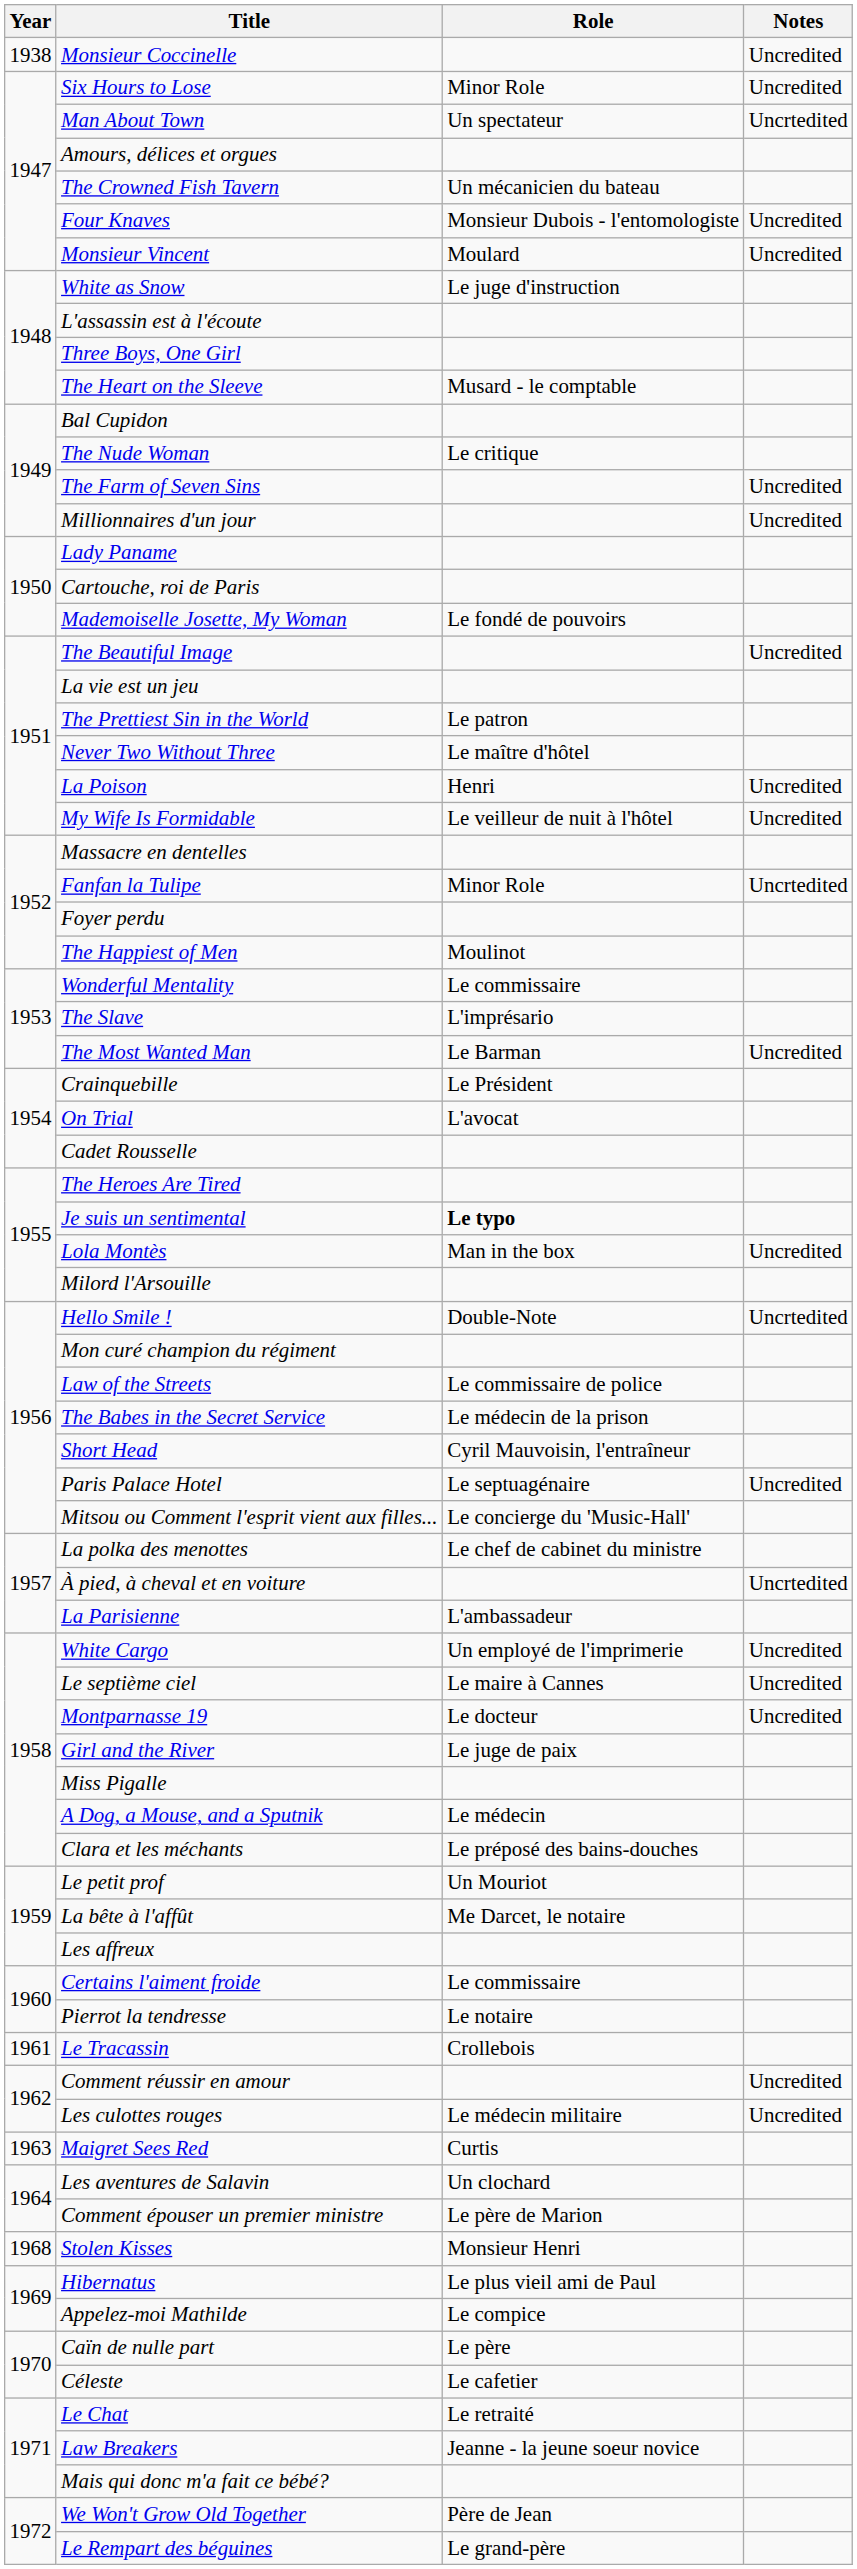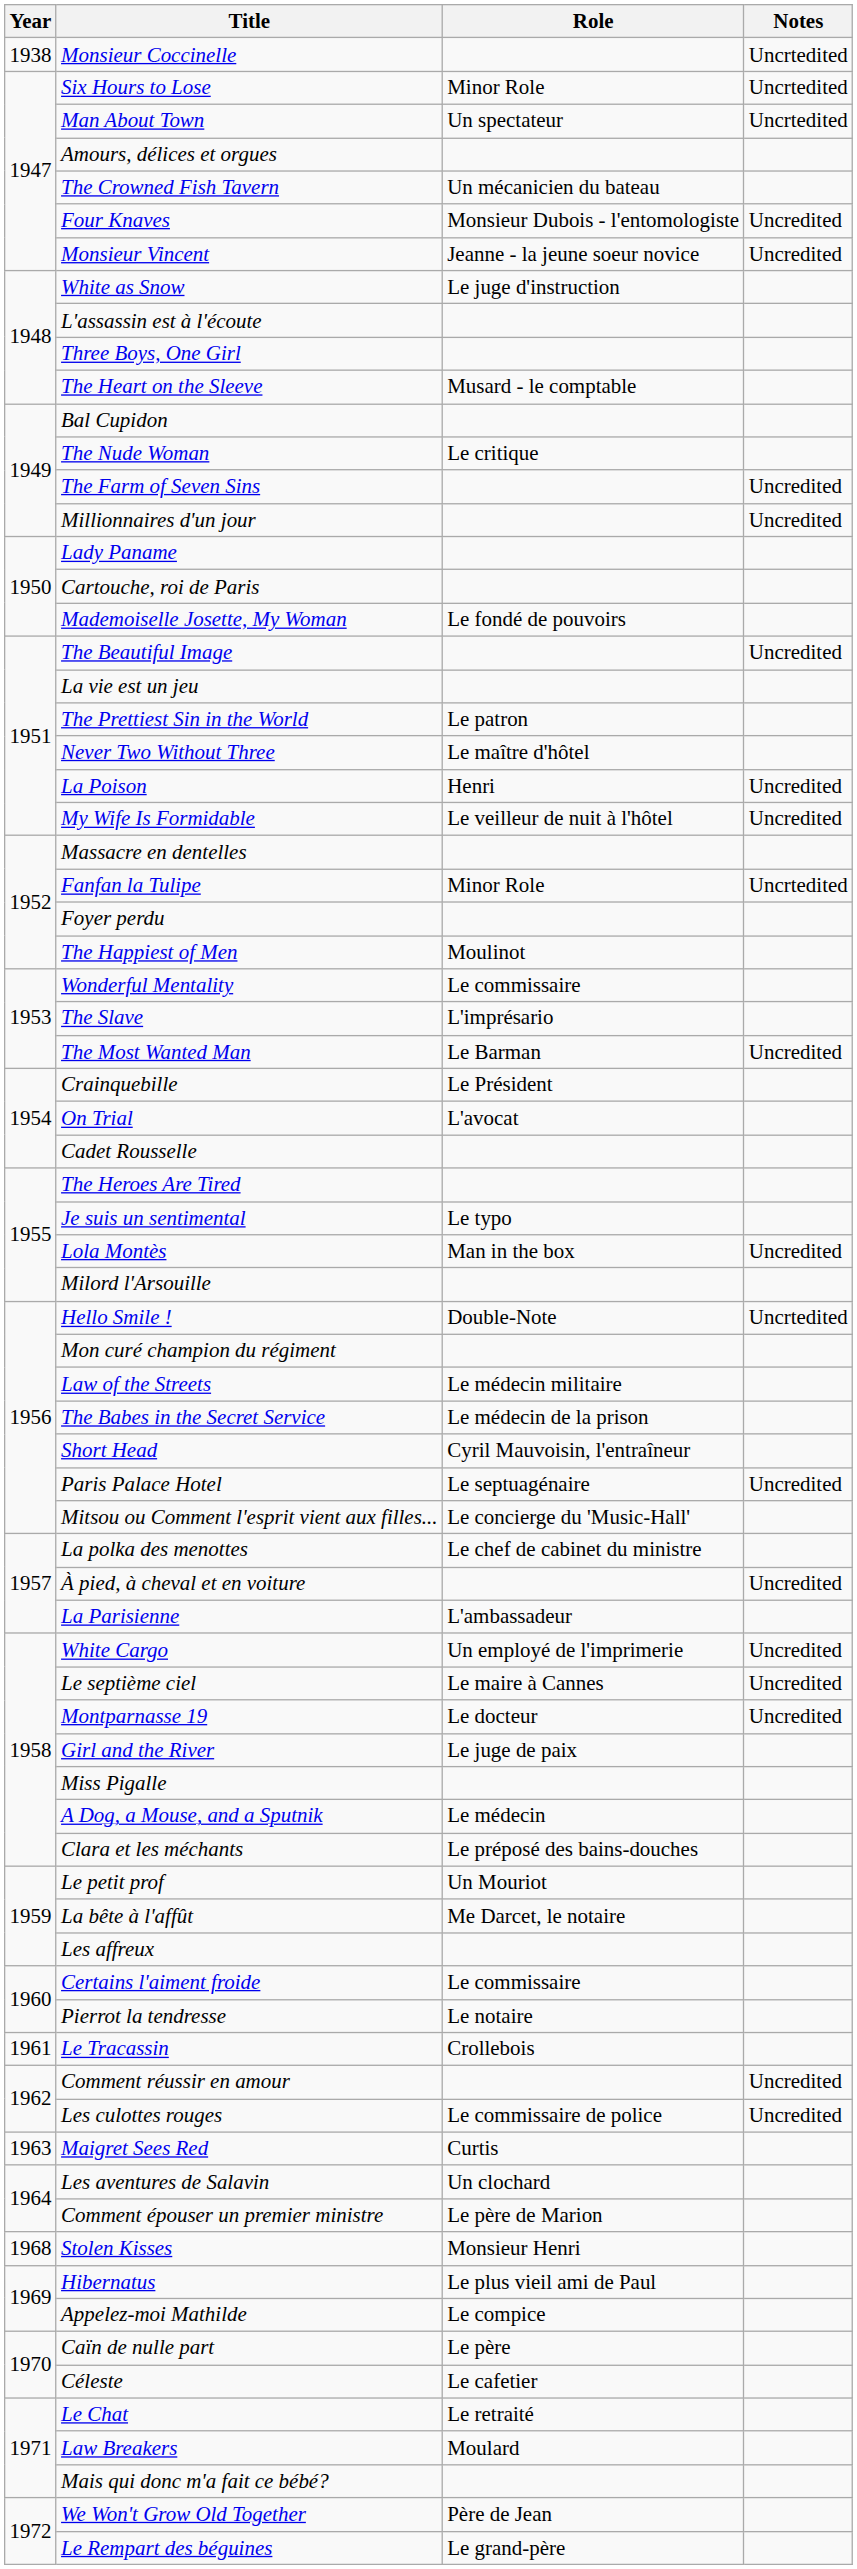(795, 54) Uncredited -> (798, 54) Uncrtedited
(795, 87) Uncredited -> (798, 87) Uncrtedited
(483, 253) Moulard -> (573, 253) Jeanne - la jeune soeur novice
(481, 1217) bold -> (480, 1217) normal
(555, 1384) Le commissaire de police -> (535, 1384) Le médecin militaire
(798, 1583) Uncrtedited -> (795, 1583) Uncredited
(535, 2115) Le médecin militaire -> (555, 2115) Le commissaire de police
(573, 2447) Jeanne - la jeune soeur novice -> (483, 2447) Moulard
